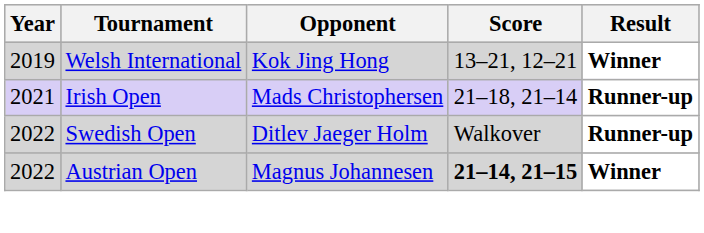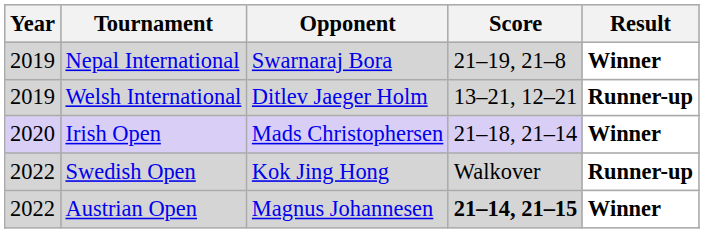+ row: (152, 60)
(320, 60) Kok Jing Hong -> (340, 97) Ditlev Jaeger Holm
(624, 60) Winner -> (640, 97) Runner-up
(32, 97) 2021 -> (32, 134) 2020
(640, 97) Runner-up -> (624, 134) Winner
(340, 134) Ditlev Jaeger Holm -> (320, 171) Kok Jing Hong
